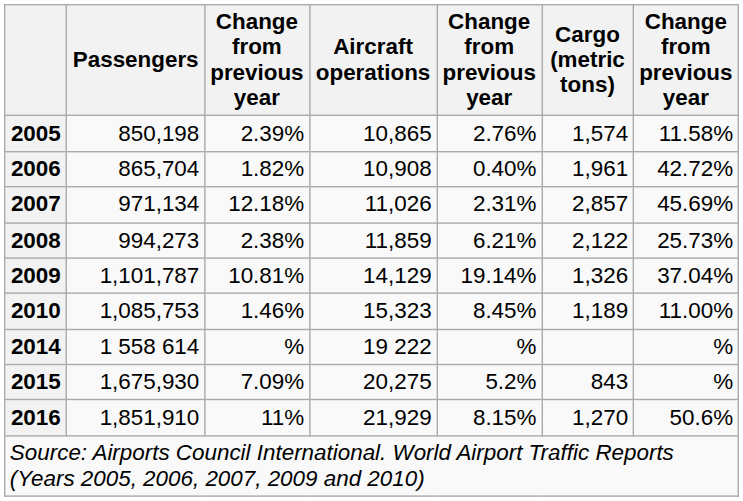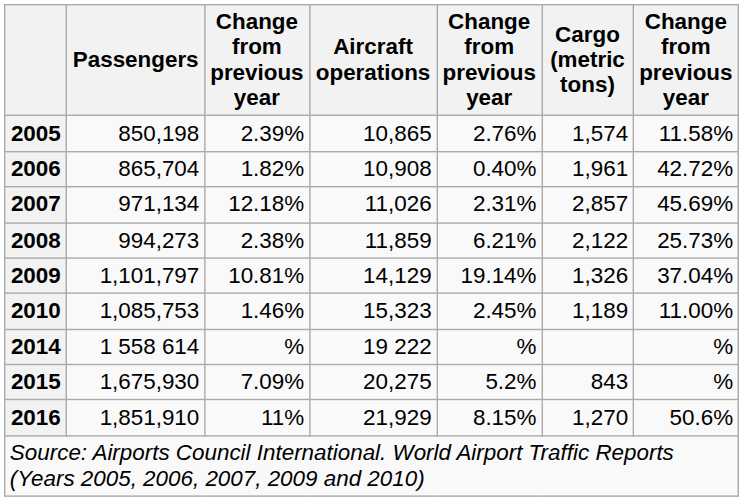(149, 275) 1,101,787 -> (149, 275) 1,101,797
(505, 311) 8.45% -> (505, 311) 2.45%
